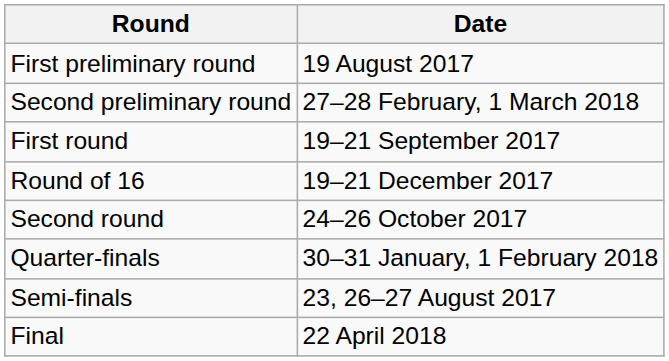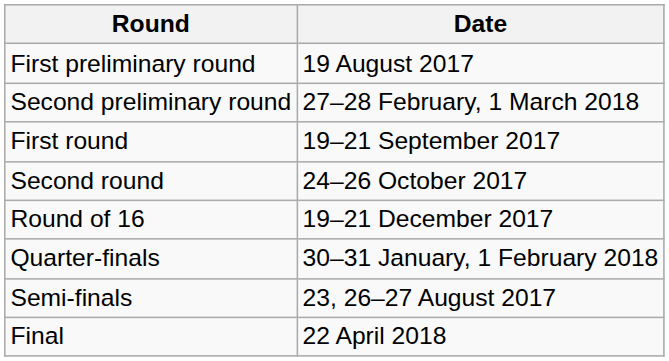rows swapped: (87, 219) <-> (78, 180)
